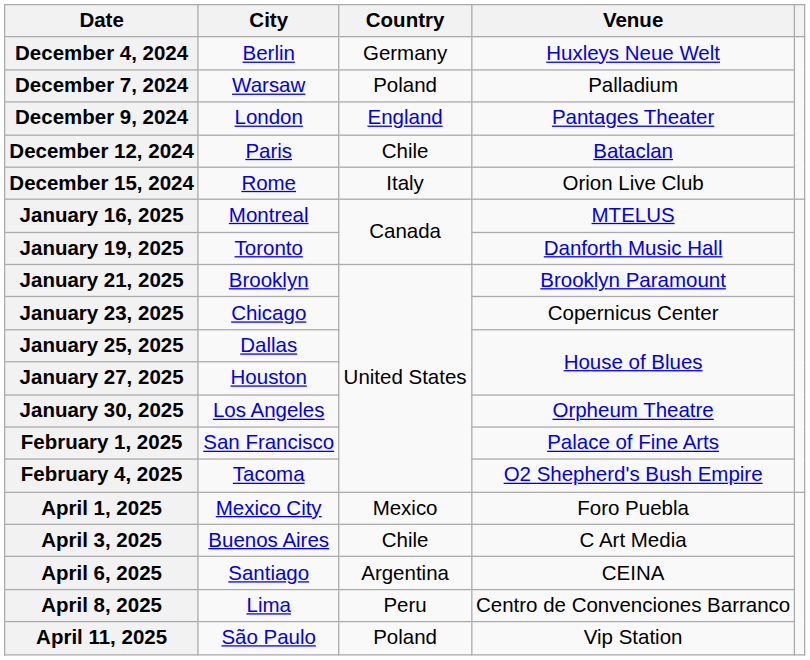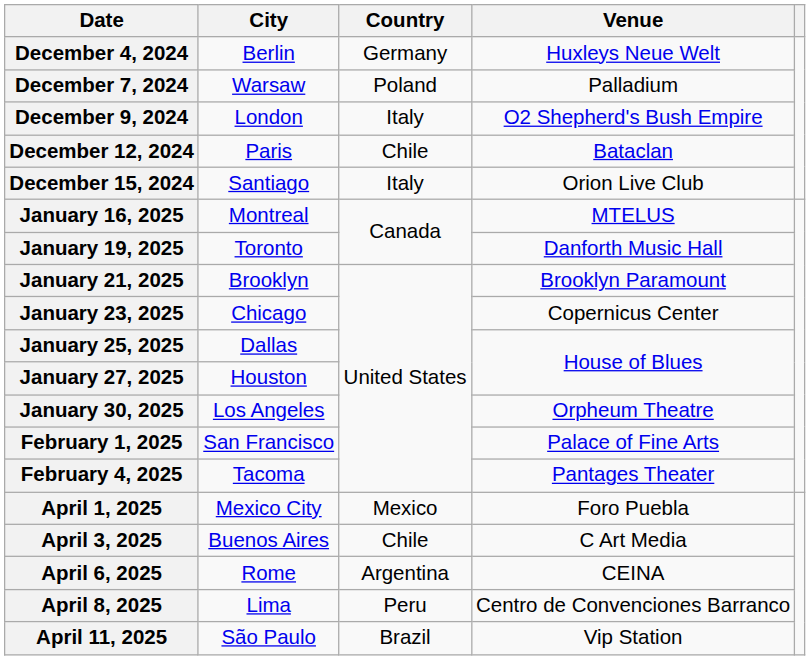(405, 118) England -> (405, 118) Italy
(633, 118) Pantages Theater -> (633, 118) O2 Shepherd's Bush Empire
(269, 183) Rome -> (269, 183) Santiago
(633, 475) O2 Shepherd's Bush Empire -> (633, 475) Pantages Theater
(269, 572) Santiago -> (269, 572) Rome
(405, 637) Poland -> (405, 637) Brazil
